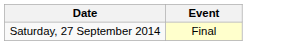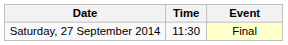+ column: (186, 13)
